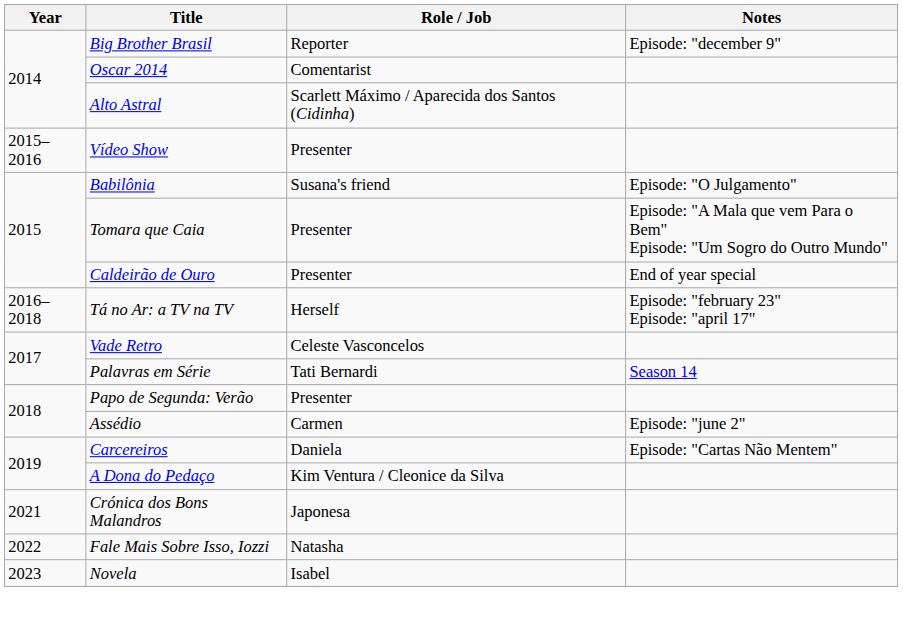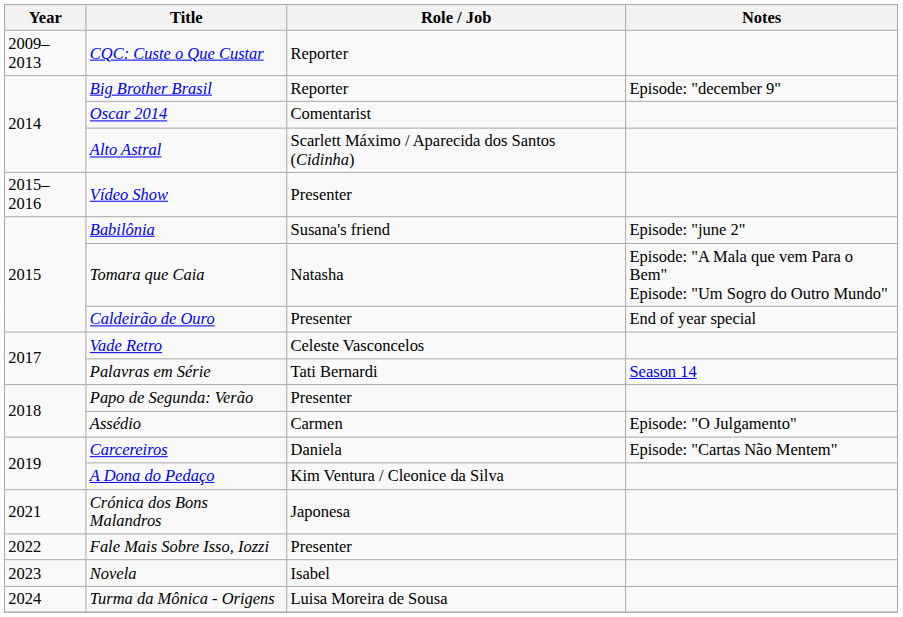+ row: (177, 52)
(713, 185) Episode: "O Julgamento" -> (687, 230) Episode: "june 2"
(321, 230) Presenter -> (317, 274) Natasha
- row: (161, 310)
(687, 423) Episode: "june 2" -> (713, 423) Episode: "O Julgamento"
(317, 546) Natasha -> (321, 546) Presenter
+ row: (182, 599)
